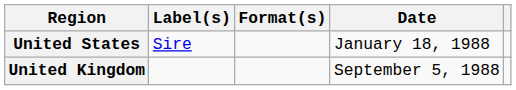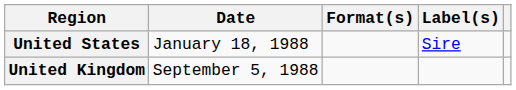columns swapped: (417, 18) <-> (192, 18)
